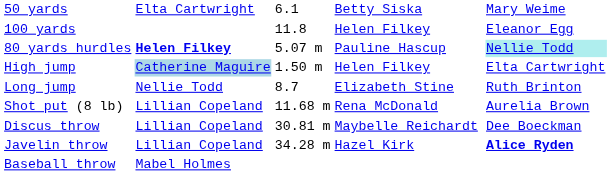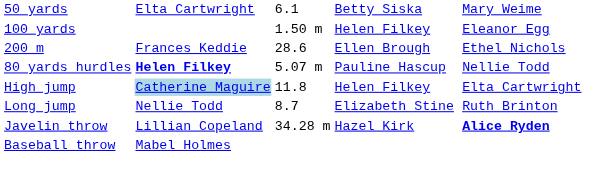(291, 29) 11.8 -> (299, 29) 1.50 m
+ row: (24, 48)
(530, 48) paleturquoise background -> (506, 68) no background
(299, 68) 1.50 m -> (291, 87) 11.8
- row: (64, 107)
- row: (52, 126)
